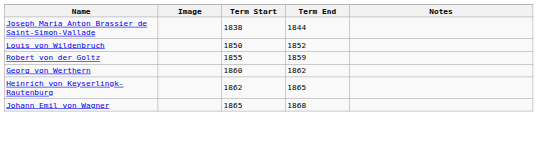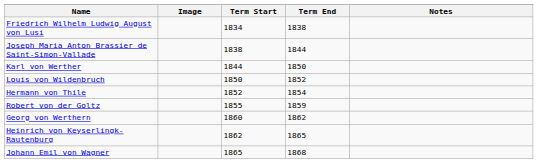+ row: (79, 28)
+ row: (44, 67)
+ row: (46, 92)
